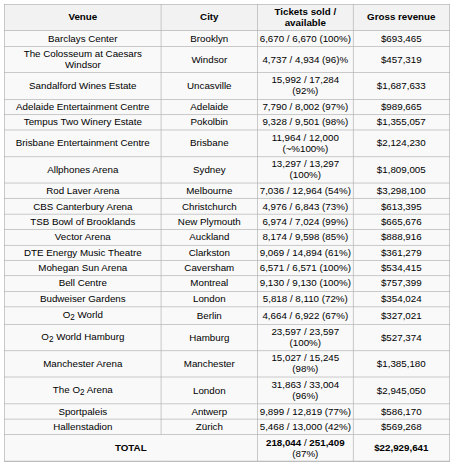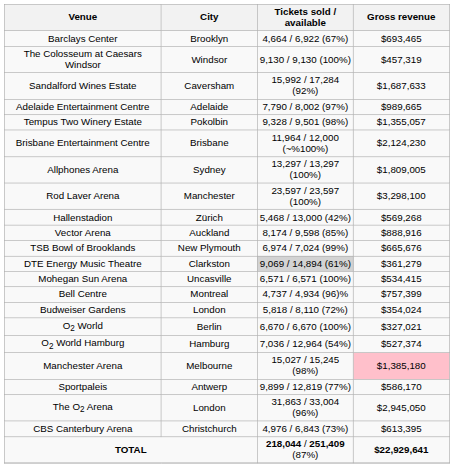(305, 38) 6,670 / 6,670 (100%) -> (305, 38) 4,664 / 6,922 (67%)
(305, 59) 4,737 / 4,934 (96)% -> (305, 59) 9,130 / 9,130 (100%)
(209, 86) Uncasville -> (209, 86) Caversham
(209, 190) Melbourne -> (209, 196) Manchester
(305, 190) 7,036 / 12,964 (54%) -> (305, 196) 23,597 / 23,597 (100%)
rows swapped: (83, 206) <-> (83, 427)
rows swapped: (83, 221) <-> (83, 237)
(305, 252) no background -> (305, 263) lightgrey background
(209, 268) Caversham -> (209, 279) Uncasville
(305, 283) 9,130 / 9,130 (100%) -> (305, 294) 4,737 / 4,934 (96)%
(305, 315) 4,664 / 6,922 (67%) -> (305, 326) 6,670 / 6,670 (100%)
(305, 337) 23,597 / 23,597 (100%) -> (305, 344) 7,036 / 12,964 (54%)
(209, 364) Manchester -> (209, 366) Melbourne
(401, 364) no background -> (401, 366) pink background
rows swapped: (83, 390) <-> (83, 411)
